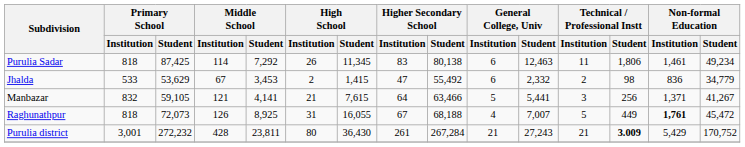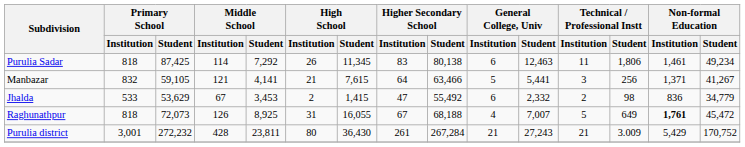rows swapped: (28, 97) <-> (20, 79)
(629, 115) 449 -> (629, 115) 649
(629, 133) bold -> (629, 133) normal
